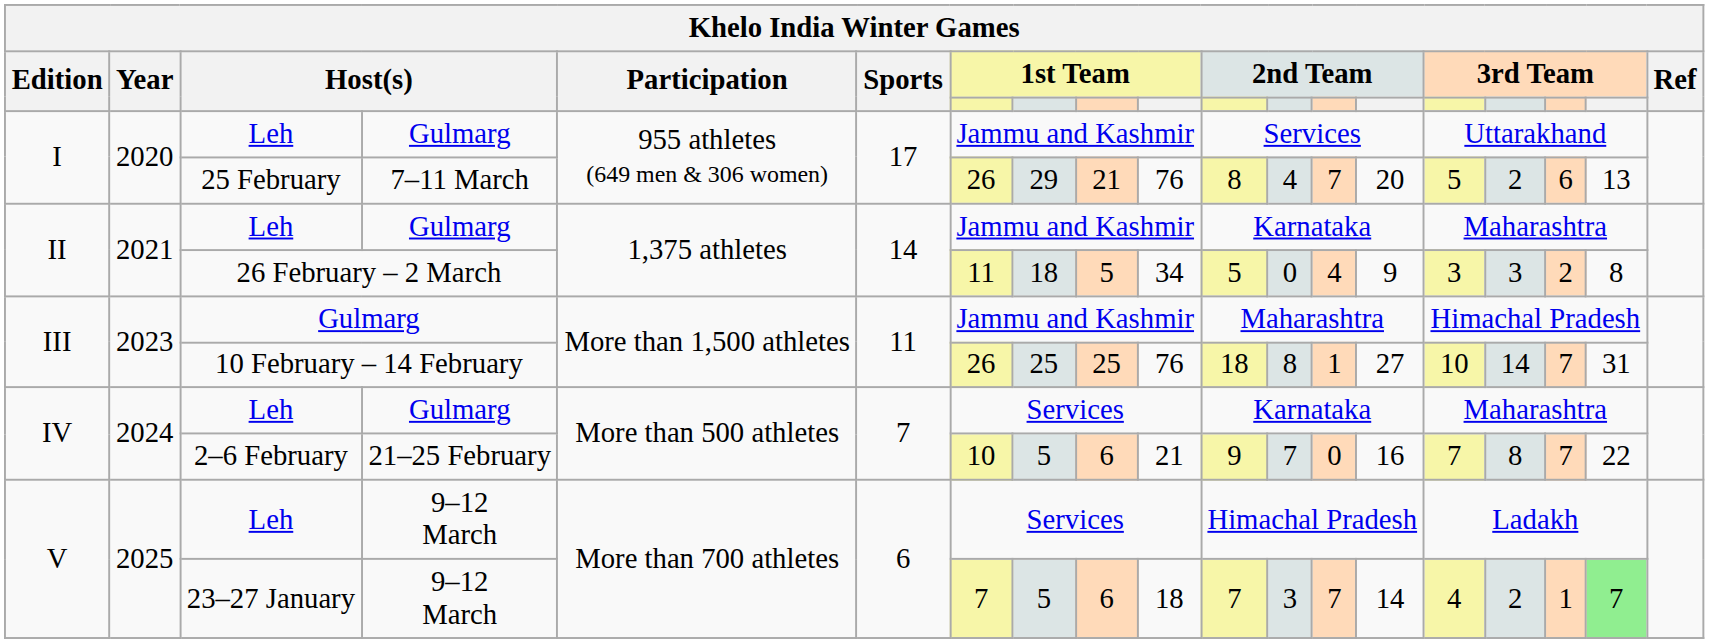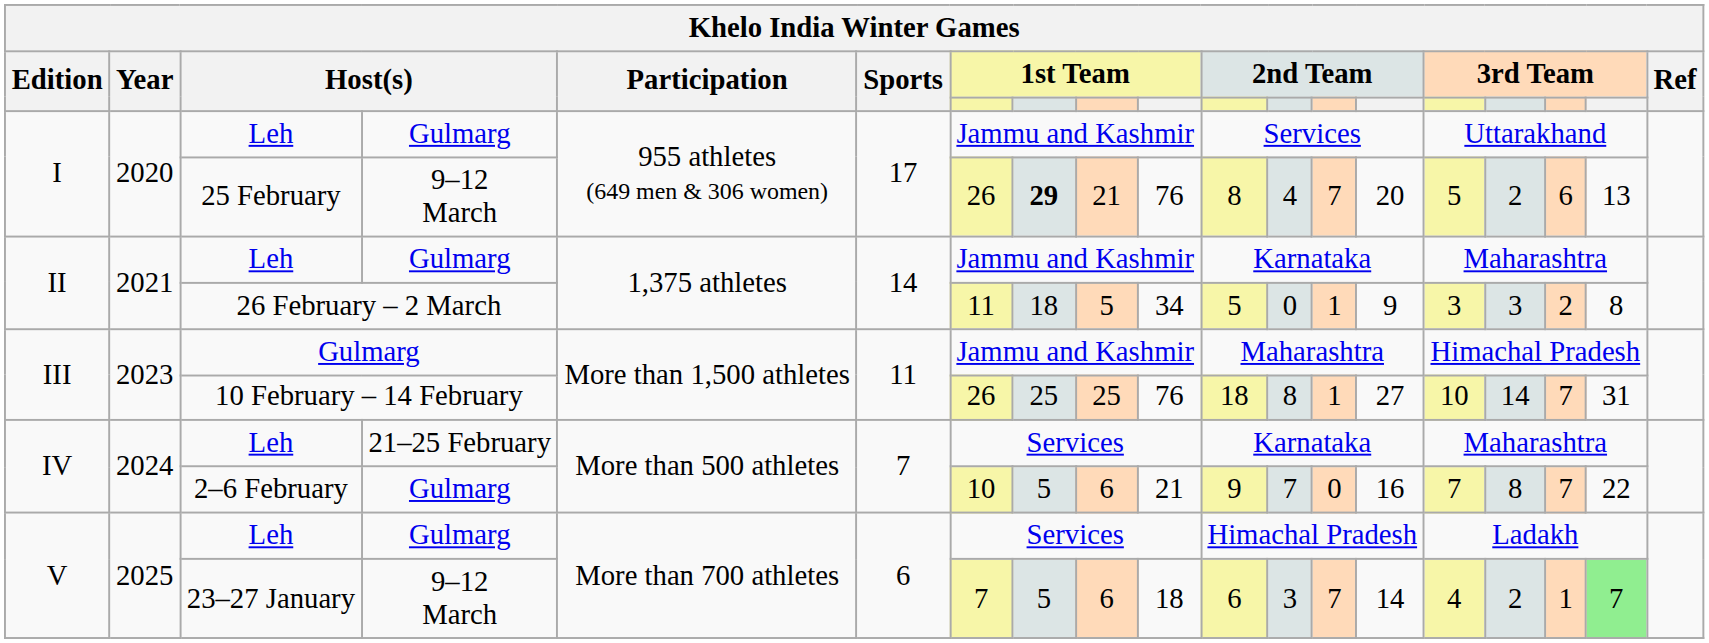(460, 179) 7–11 March -> (460, 195) 9–12 March
(1044, 179) normal -> (1044, 195) bold
(1334, 271) 4 -> (1334, 304) 1
(460, 410) Gulmarg -> (460, 443) 21–25 February
(460, 456) 21–25 February -> (460, 489) Gulmarg
(460, 519) 9–12 March -> (460, 535) Gulmarg
(1234, 598) 7 -> (1234, 598) 6
